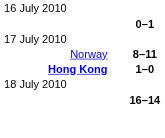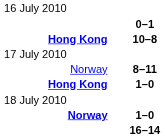+ row: (78, 39)
+ row: (88, 115)
